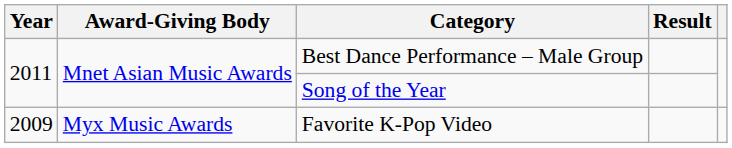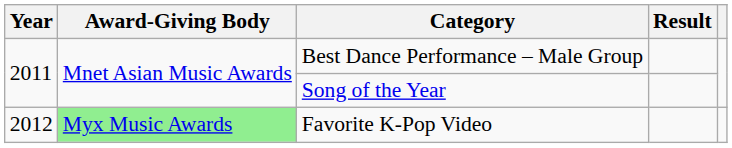(31, 124) 2009 -> (31, 124) 2012
(148, 124) no background -> (148, 124) lightgreen background
